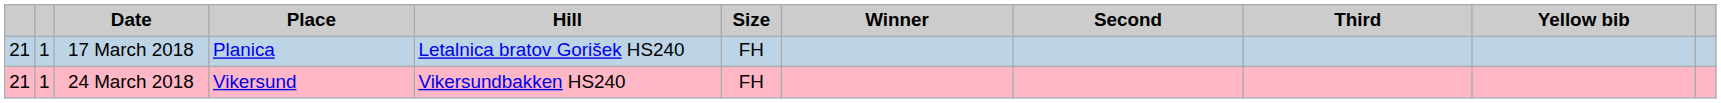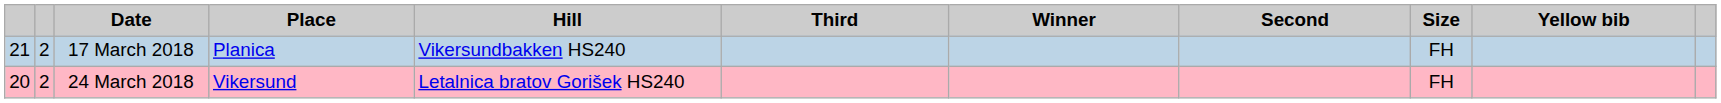columns swapped: (751, 19) <-> (1358, 19)
(44, 50) 1 -> (44, 50) 2
(551, 50) Letalnica bratov Gorišek HS240 -> (522, 50) Vikersundbakken HS240
(20, 81) 21 -> (20, 81) 20
(44, 81) 1 -> (44, 81) 2
(522, 81) Vikersundbakken HS240 -> (551, 81) Letalnica bratov Gorišek HS240
